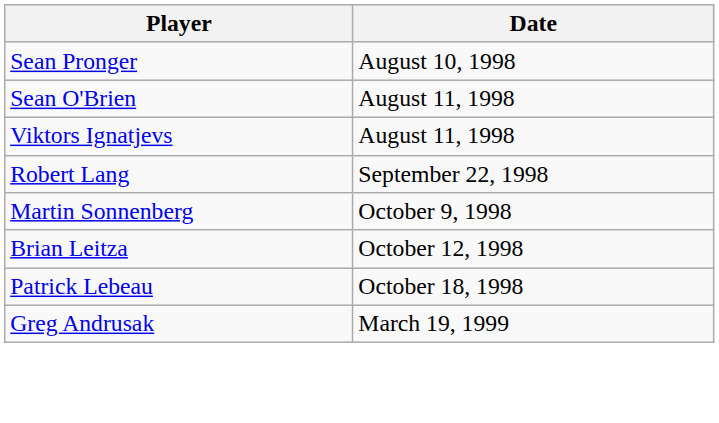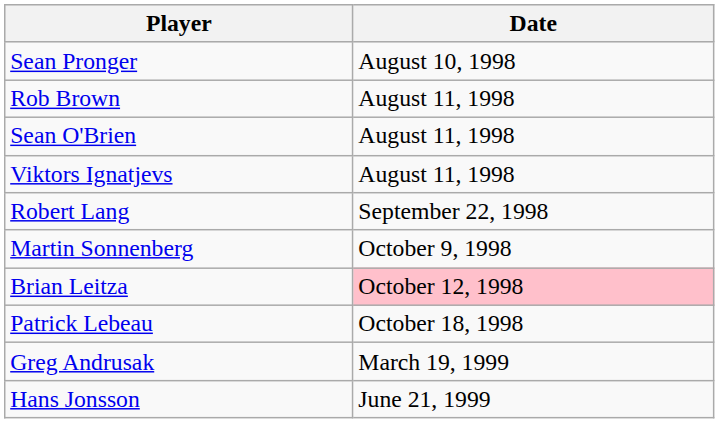+ row: (65, 98)
(441, 248) no background -> (441, 286) pink background
+ row: (75, 398)
